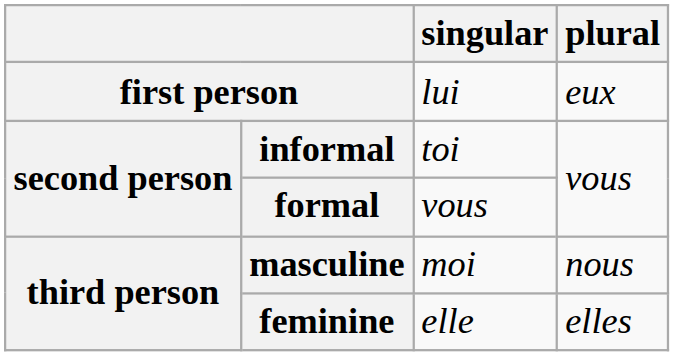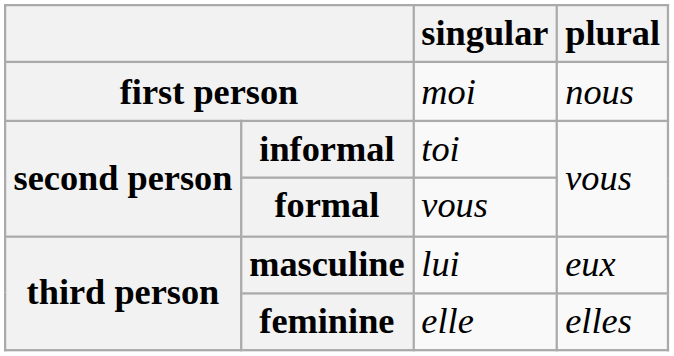(440, 90) lui -> (449, 90) moi
(590, 90) eux -> (600, 90) nous
(449, 263) moi -> (440, 263) lui
(600, 263) nous -> (590, 263) eux
